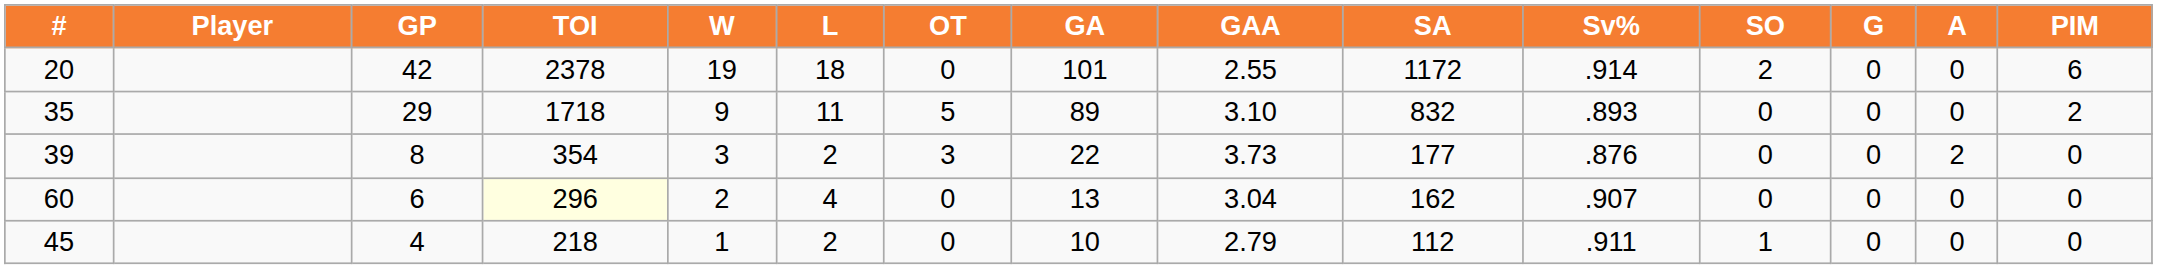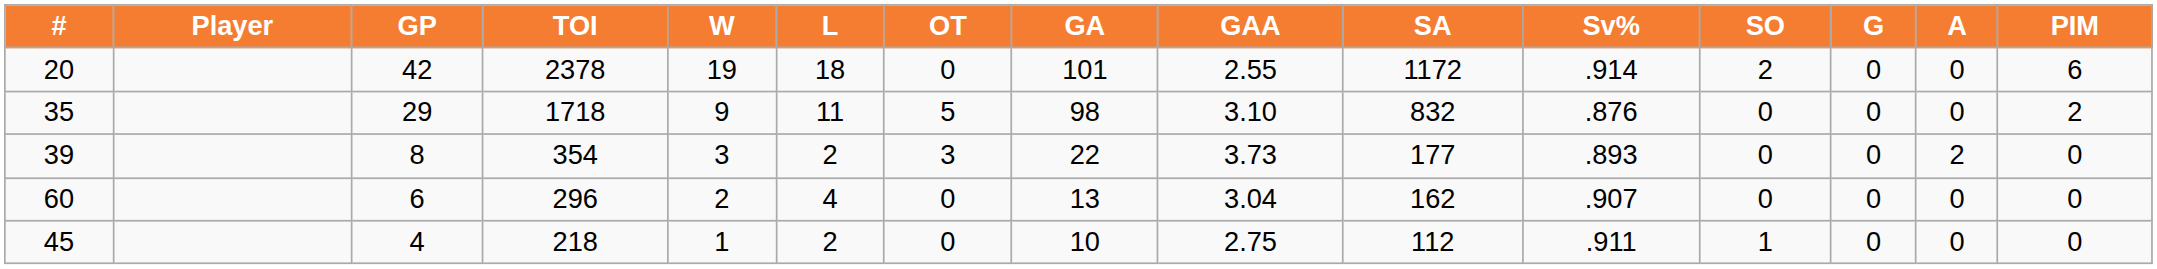(1085, 112) 89 -> (1085, 112) 98
(1611, 112) .893 -> (1611, 112) .876
(1611, 155) .876 -> (1611, 155) .893
(575, 198) lightyellow background -> (575, 198) no background
(1250, 241) 2.79 -> (1250, 241) 2.75
